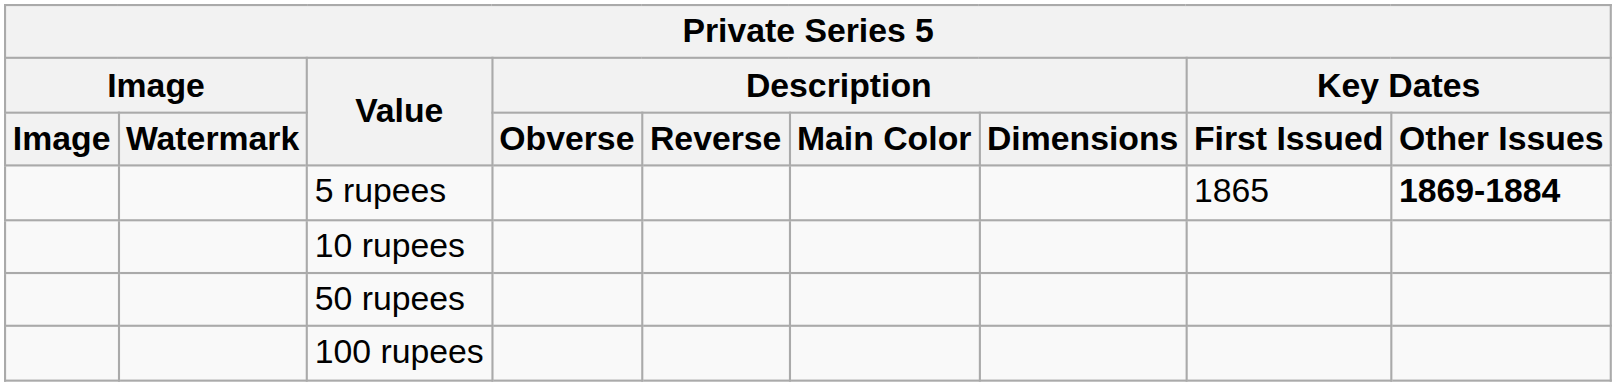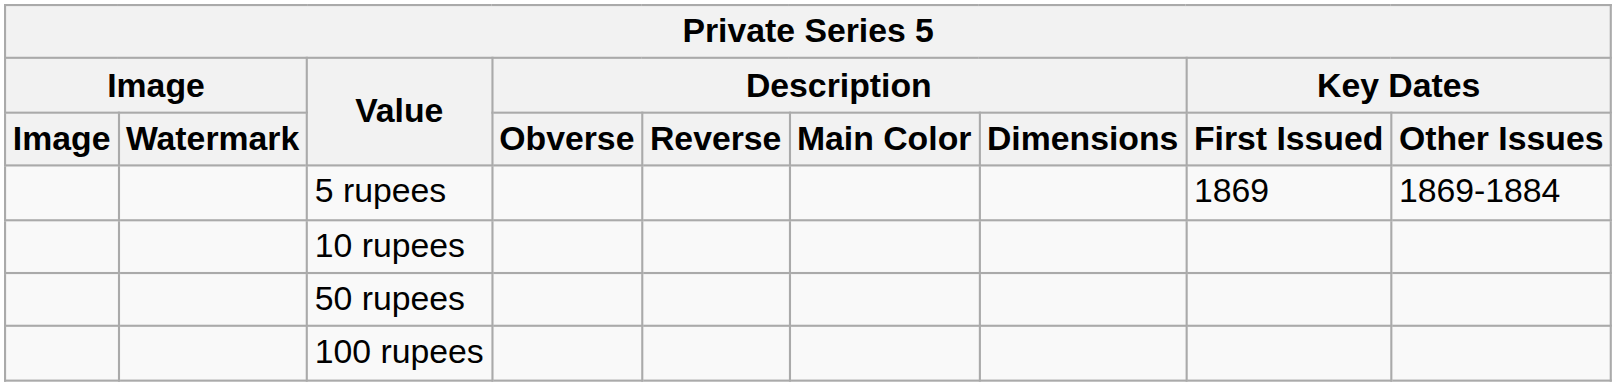(1231, 191) 1865 -> (1231, 191) 1869
(1480, 191) bold -> (1480, 191) normal
